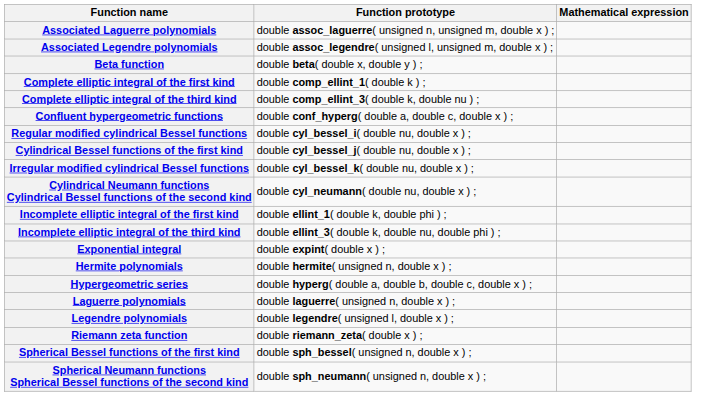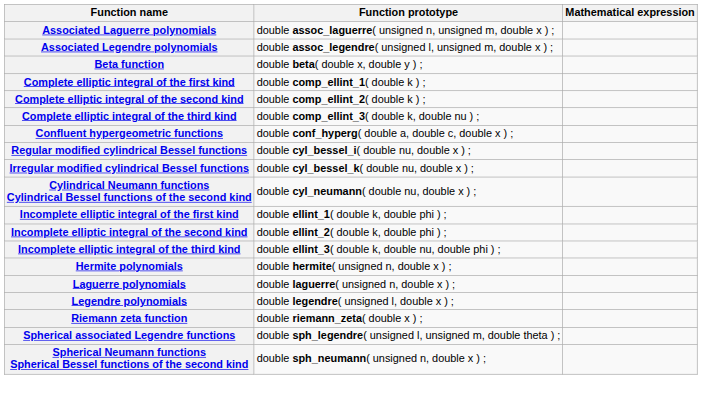+ row: (129, 99)
- row: (129, 151)
+ row: (129, 232)
- row: (129, 249)
- row: (129, 284)
- row: (129, 353)
+ row: (129, 335)
